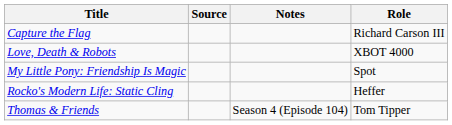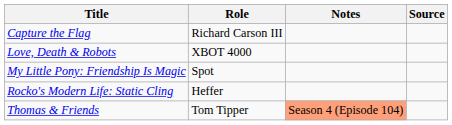columns swapped: (399, 14) <-> (209, 14)
(290, 110) no background -> (346, 110) lightsalmon background
